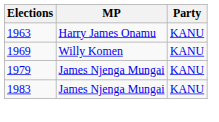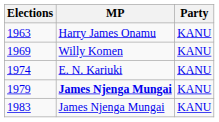+ row: (19, 70)
(112, 70) normal -> (115, 88) bold
